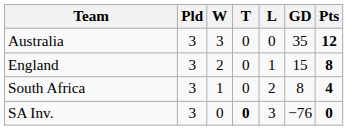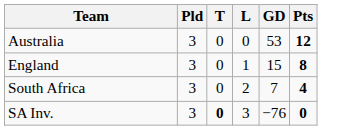- column: (220, 16)
(300, 40) 35 -> (274, 40) 53
(300, 88) 8 -> (274, 88) 7
